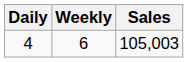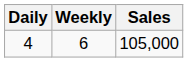(149, 43) 105,003 -> (149, 43) 105,000
